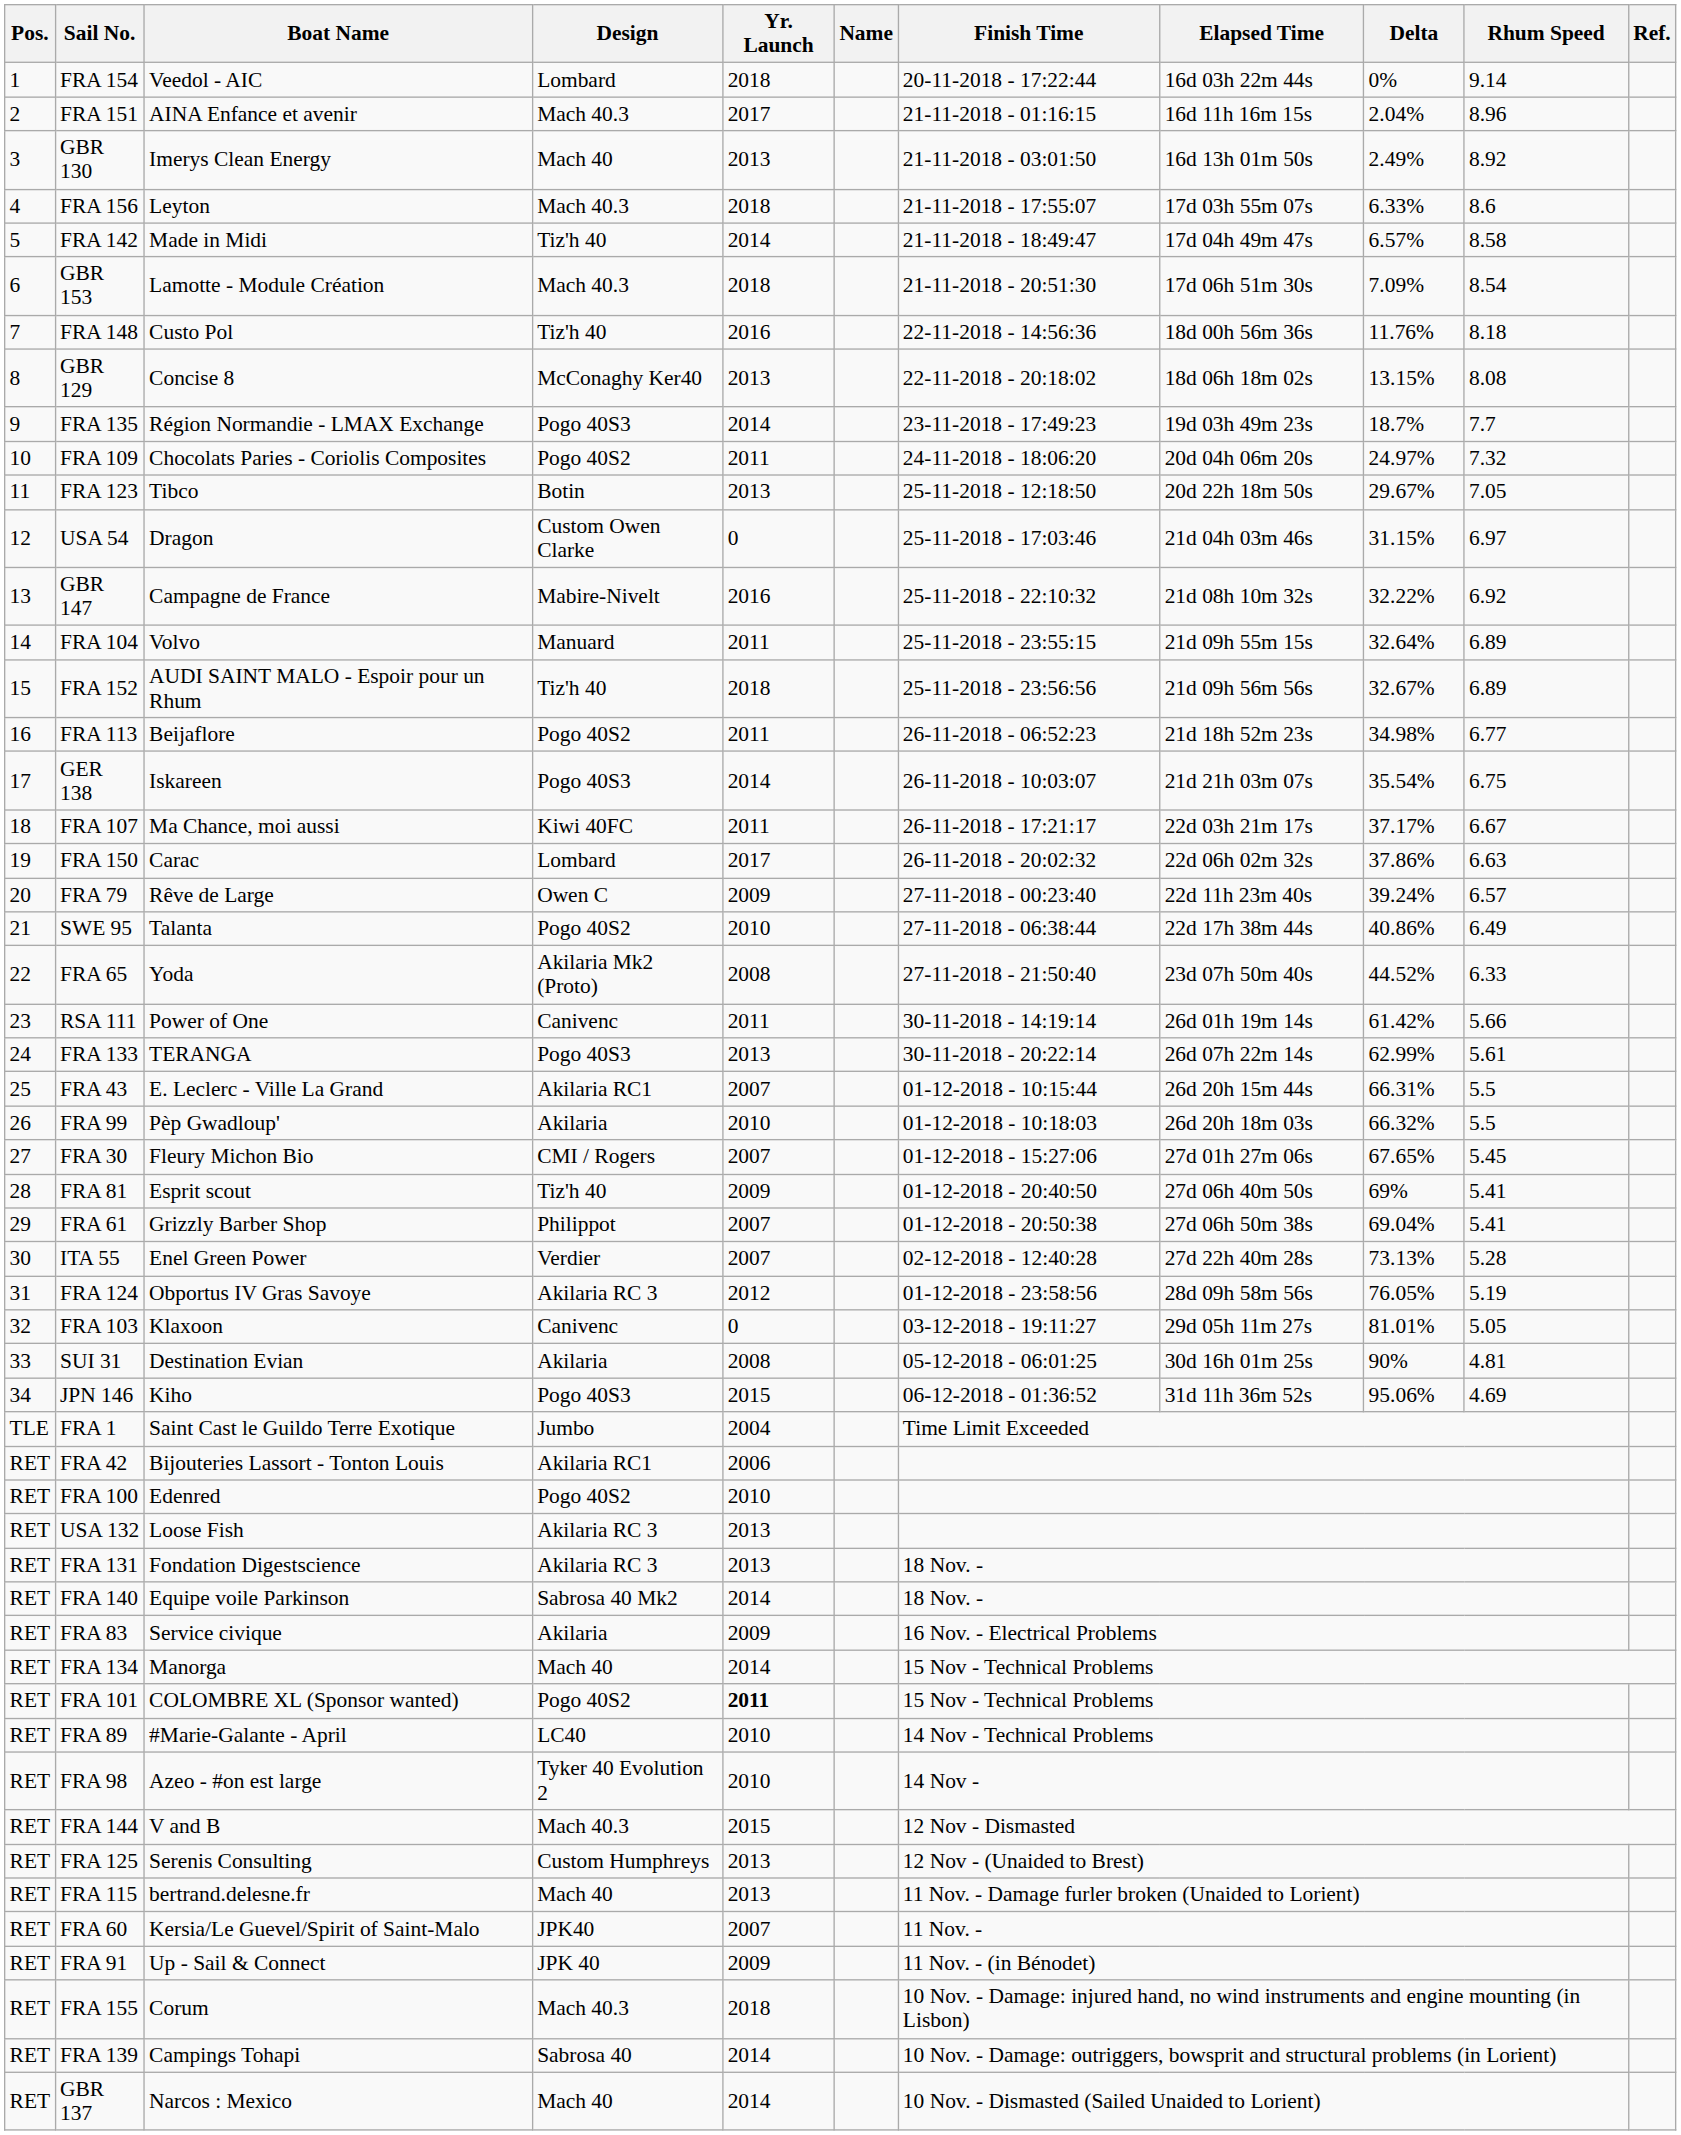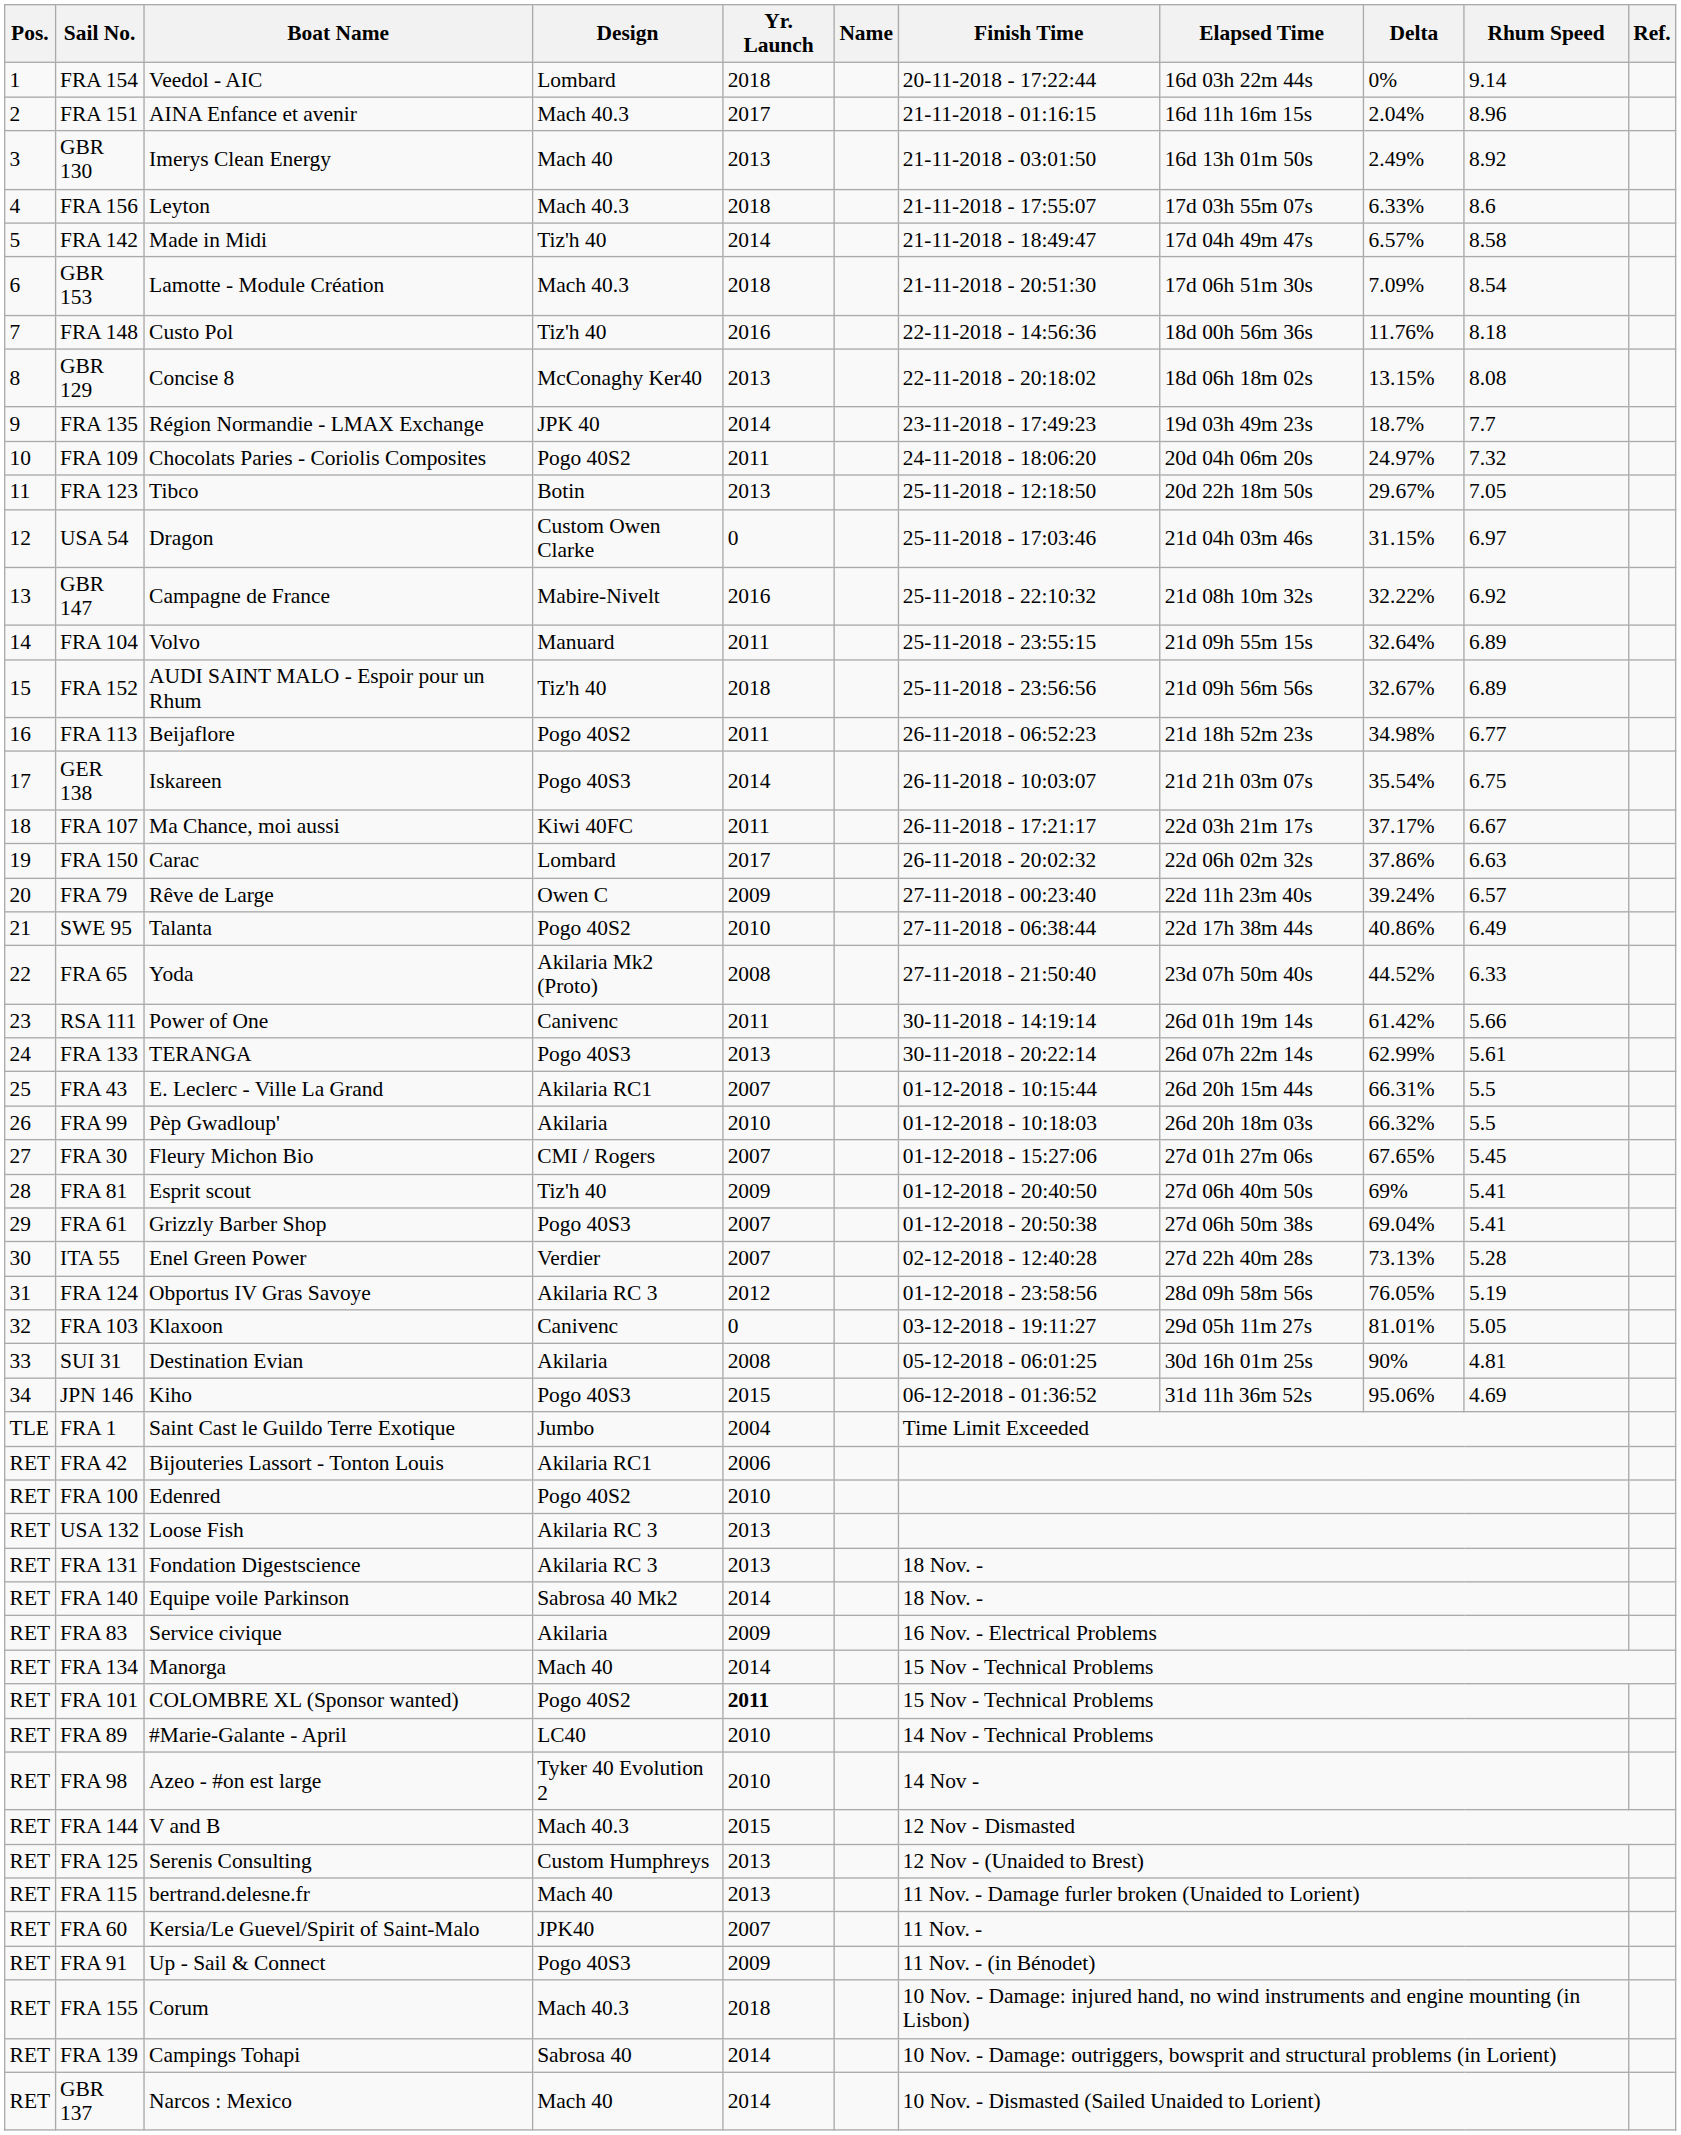(584, 424) Pogo 40S3 -> (568, 424) JPK 40
(576, 1224) Philippot -> (584, 1224) Pogo 40S3
(568, 1962) JPK 40 -> (584, 1962) Pogo 40S3
